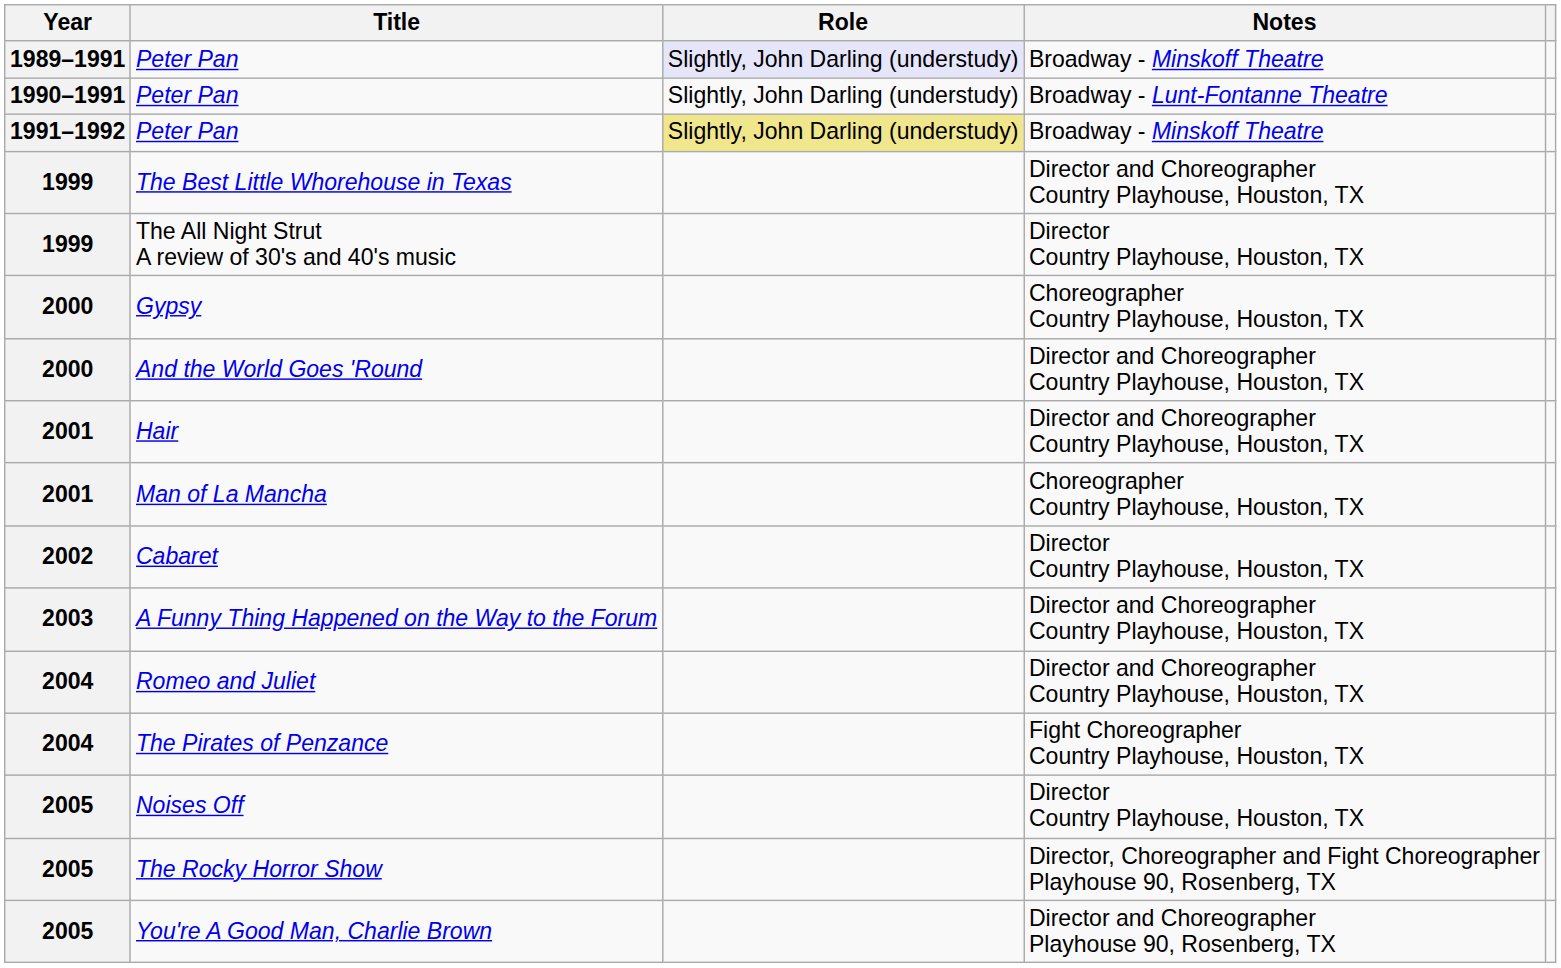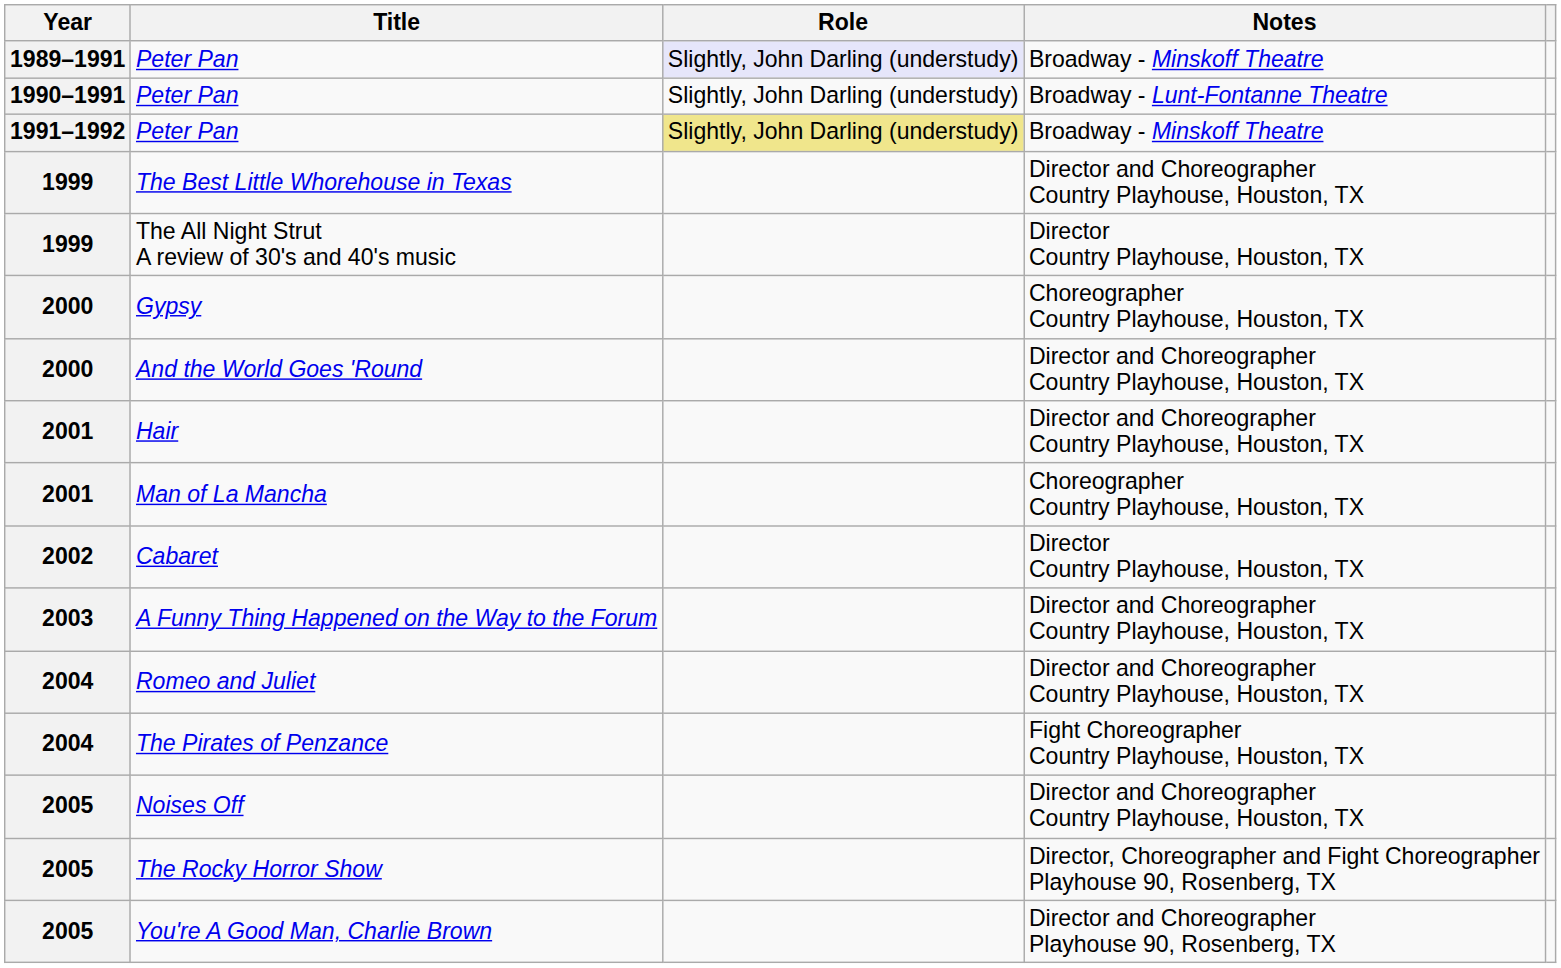(1196, 806) Director Country Playhouse, Houston, TX -> (1196, 806) Director and Choreographer Country Playhouse, Houston, TX
